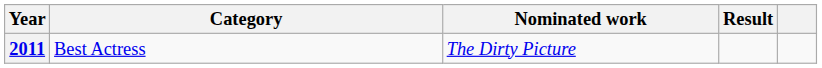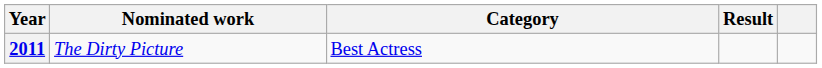columns swapped: (581, 19) <-> (246, 19)
